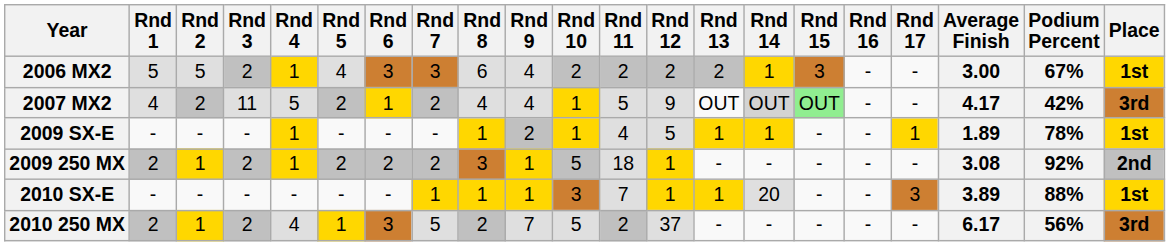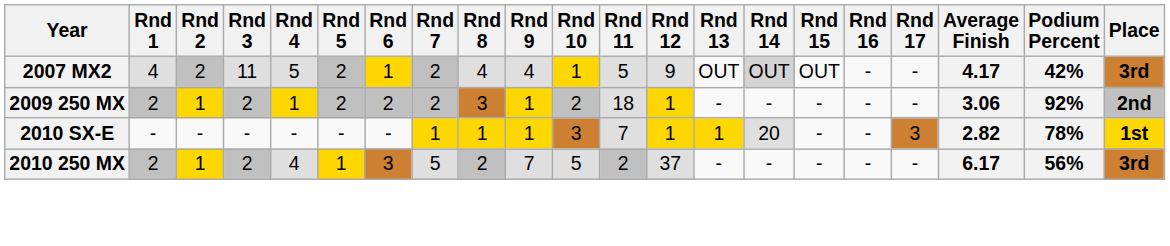- row: (67, 72)
(819, 102) lightgreen background -> (819, 72) no background
- row: (67, 133)
(576, 164) 5 -> (576, 102) 2
(981, 164) 3.08 -> (981, 102) 3.06
(981, 194) 3.89 -> (981, 133) 2.82
(1064, 194) 88% -> (1064, 133) 78%
